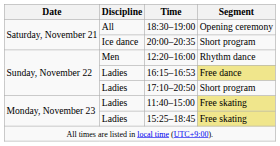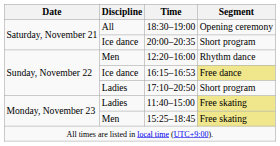(115, 73) Ladies -> (120, 73) Ice dance
(115, 118) Ladies -> (111, 118) Men
